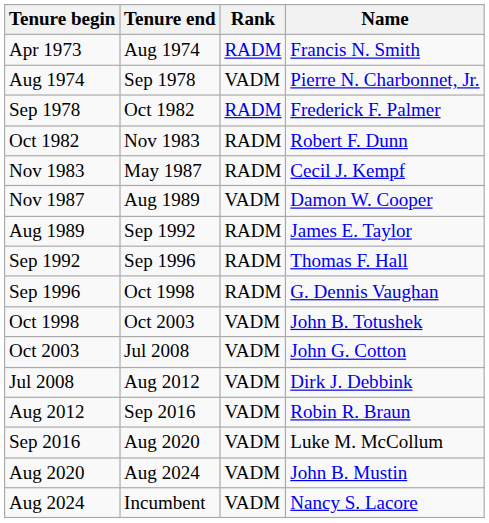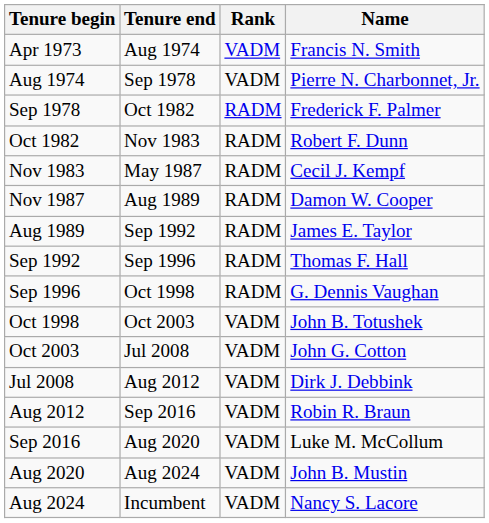(253, 49) RADM -> (252, 49) VADM
(252, 200) VADM -> (253, 200) RADM
